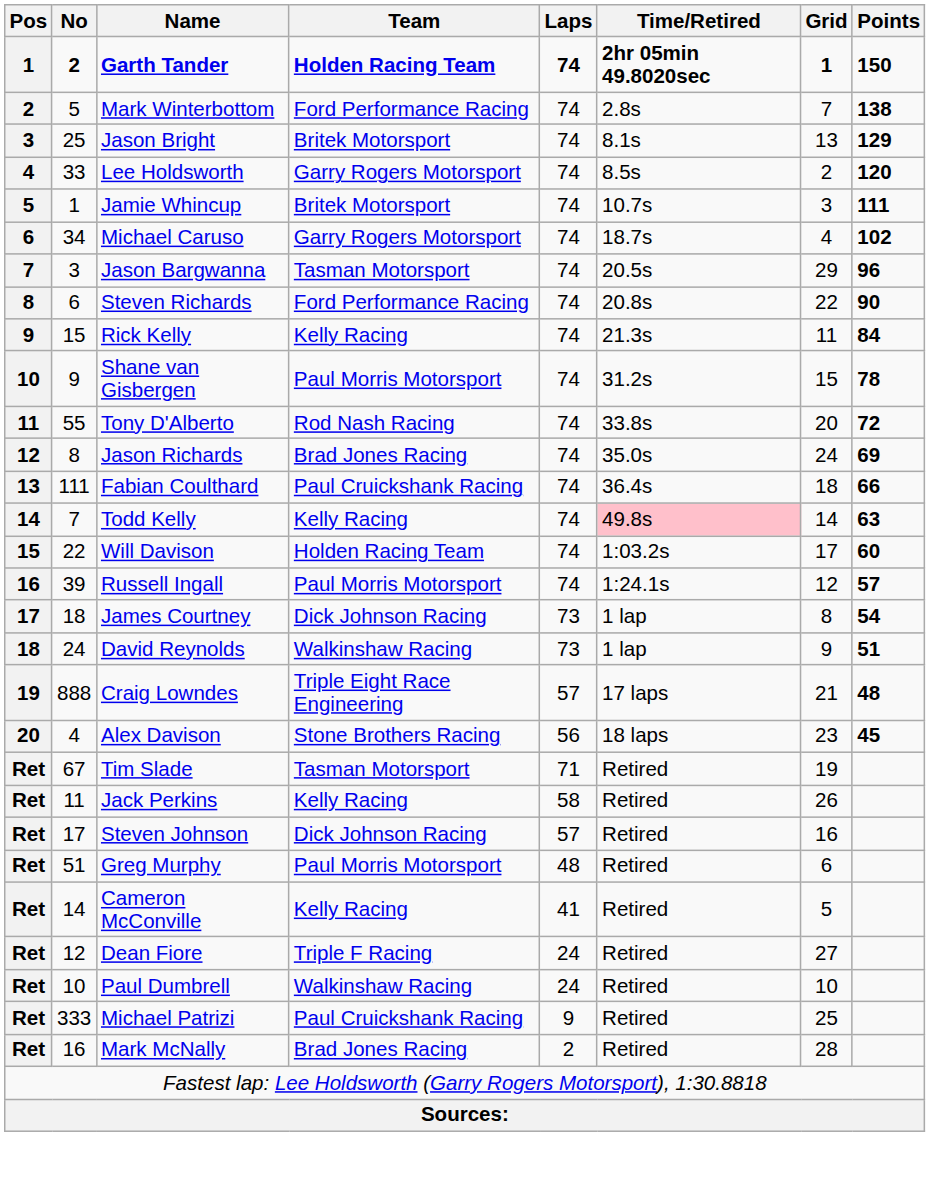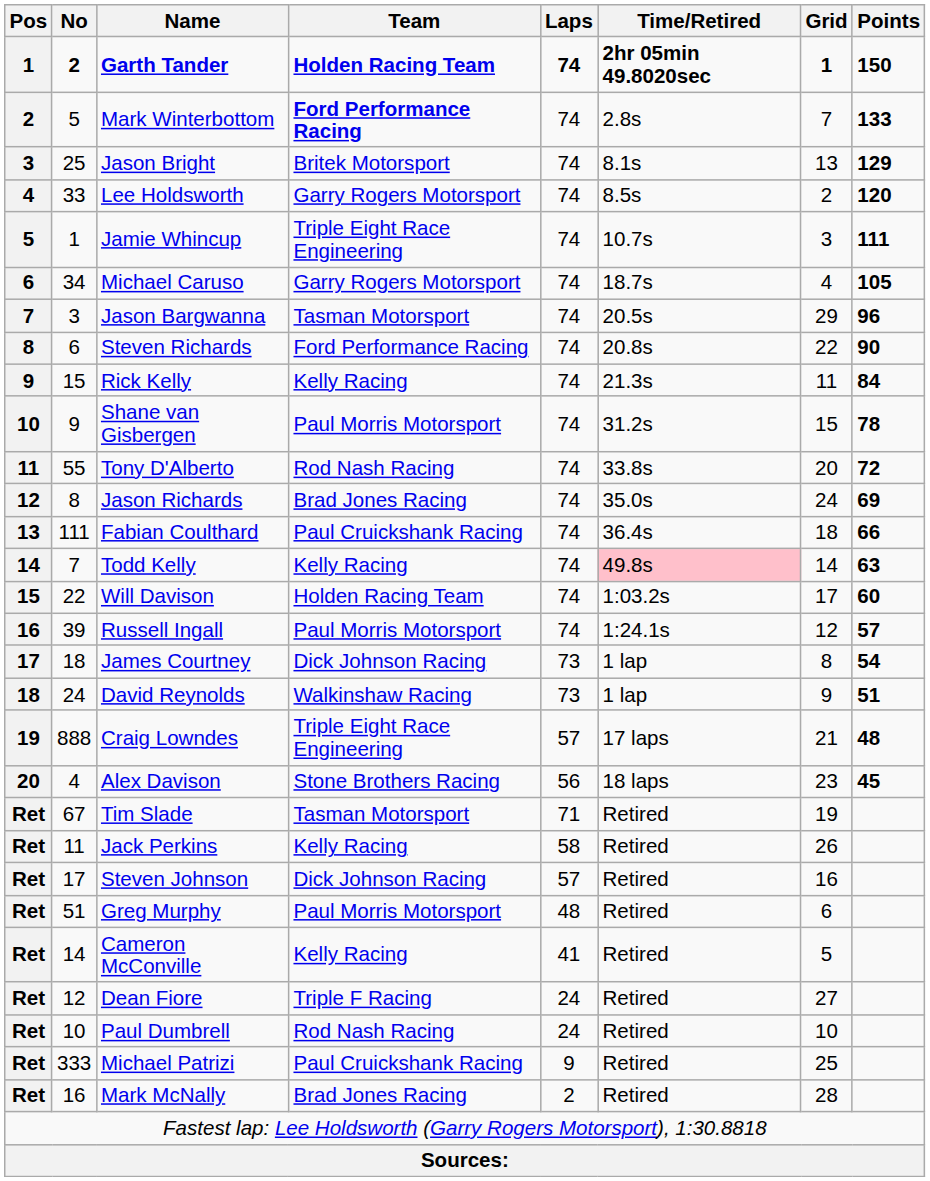(411, 108) normal -> (382, 119) bold
(874, 108) 138 -> (874, 119) 133
(372, 205) Britek Motorsport -> (372, 239) Triple Eight Race Engineering
(874, 237) 102 -> (874, 283) 105
(383, 985) Walkinshaw Racing -> (374, 1030) Rod Nash Racing
